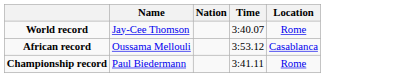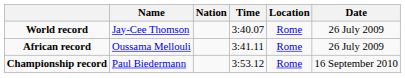+ column: (356, 13)
(248, 47) 3:53.12 -> (248, 47) 3:41.11
(293, 47) Casablanca -> (289, 47) Rome
(248, 64) 3:41.11 -> (248, 64) 3:53.12
